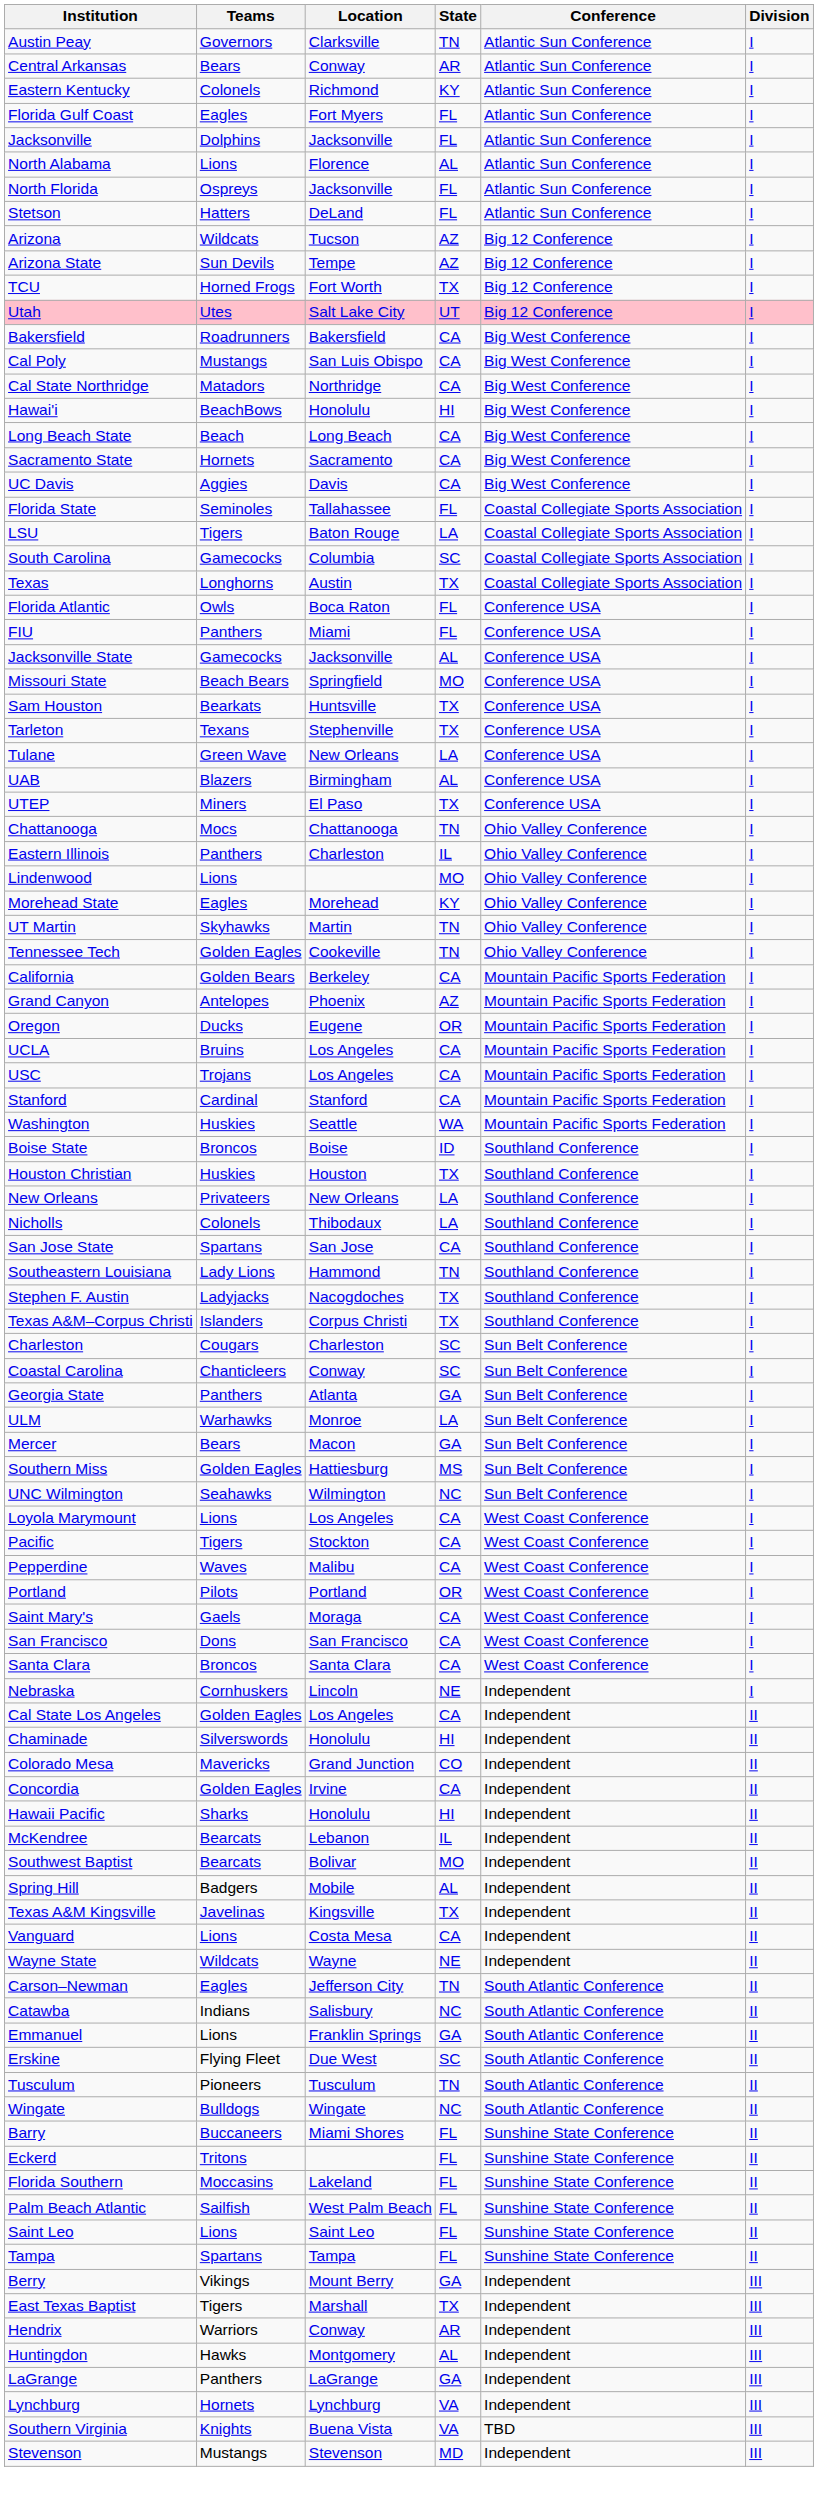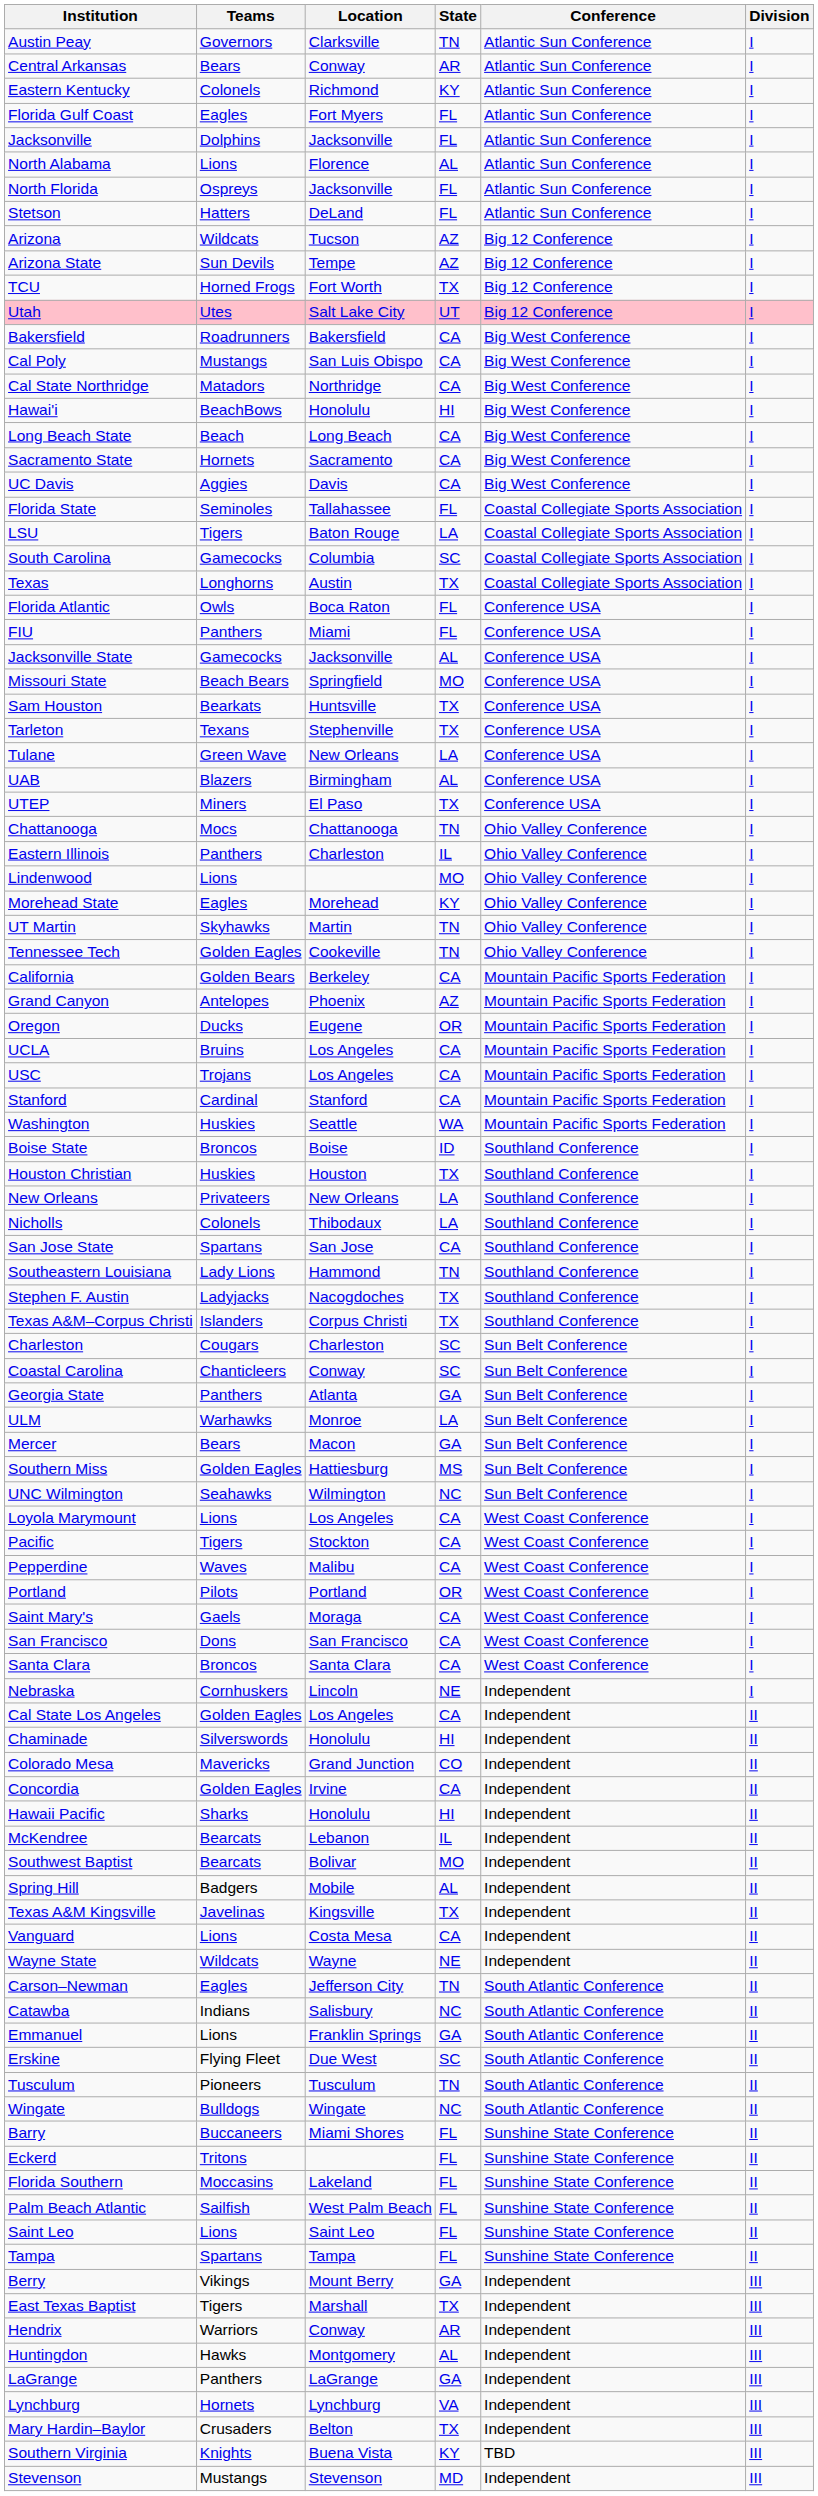+ row: (77, 2428)
(449, 2428) VA -> (449, 2453) KY
